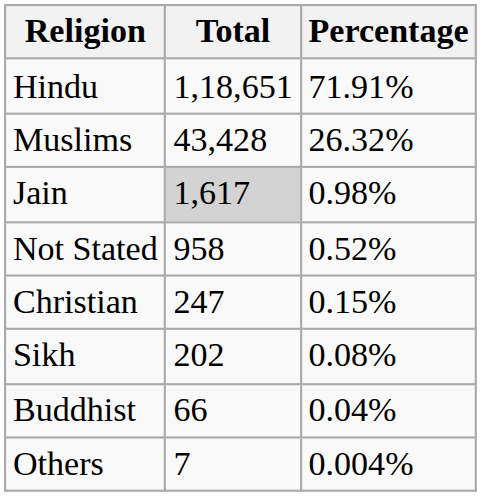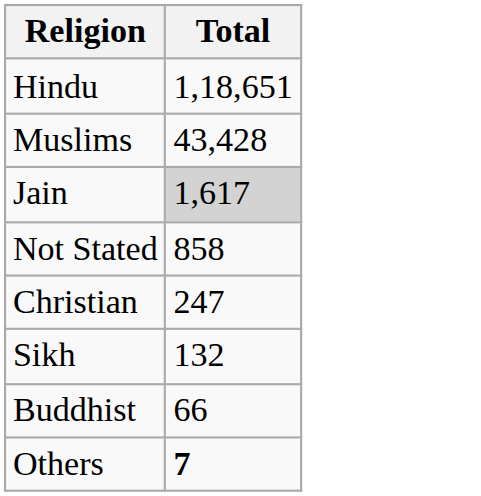- column: (389, 31)
(199, 247) 958 -> (199, 247) 858
(199, 355) 202 -> (199, 355) 132
(182, 463) normal -> (182, 463) bold
